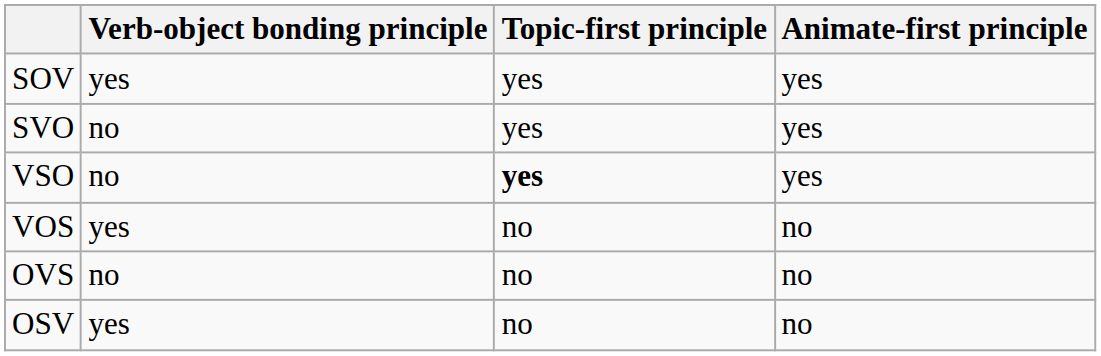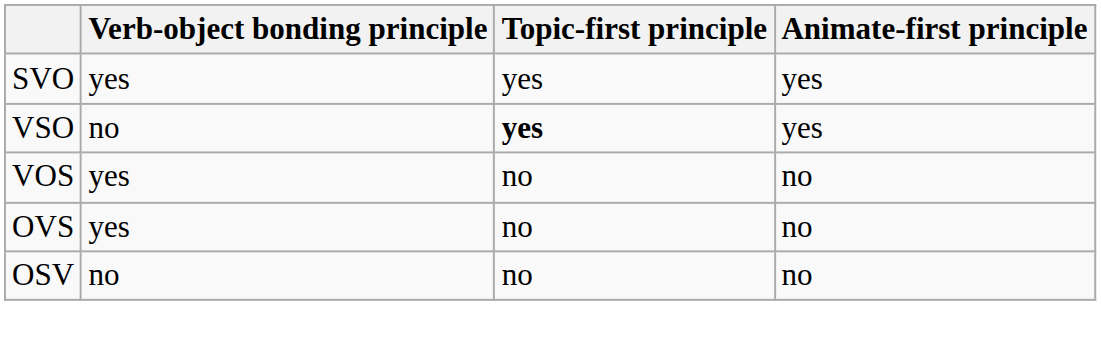- row: (43, 78)
(104, 127) no -> (109, 78) yes
(104, 275) no -> (109, 226) yes
(109, 324) yes -> (104, 275) no
